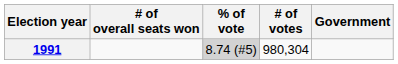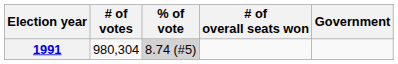columns swapped: (286, 21) <-> (146, 21)
